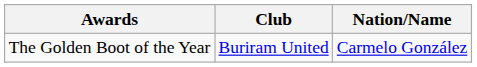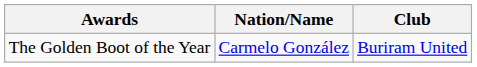columns swapped: (402, 19) <-> (274, 19)
